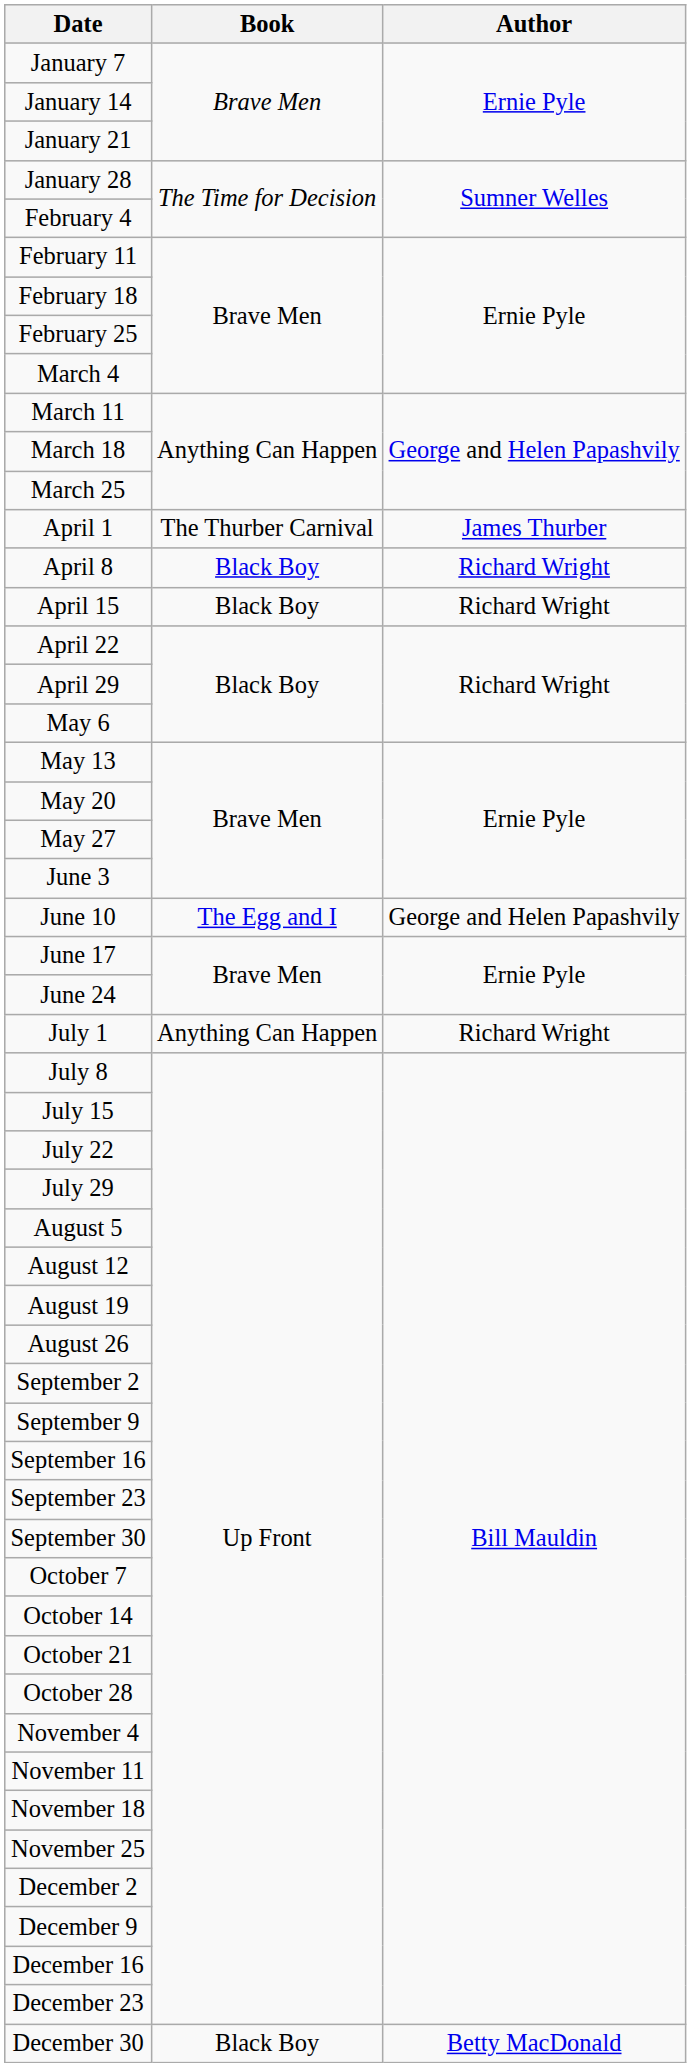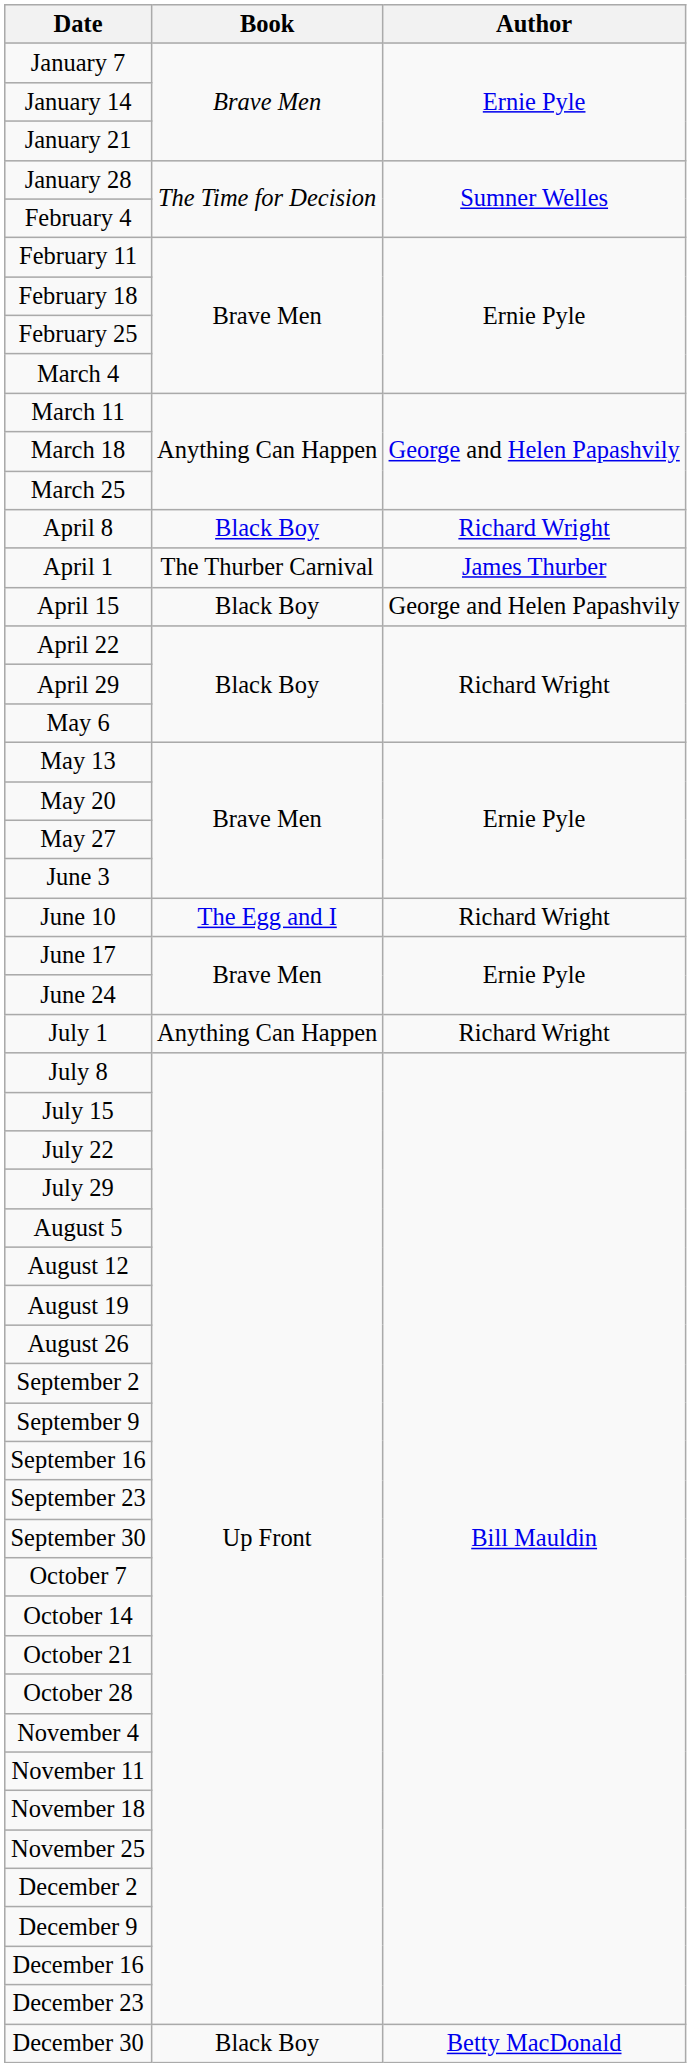rows swapped: (78, 528) <-> (78, 567)
(534, 606) Richard Wright -> (534, 606) George and Helen Papashvily
(534, 916) George and Helen Papashvily -> (534, 916) Richard Wright
